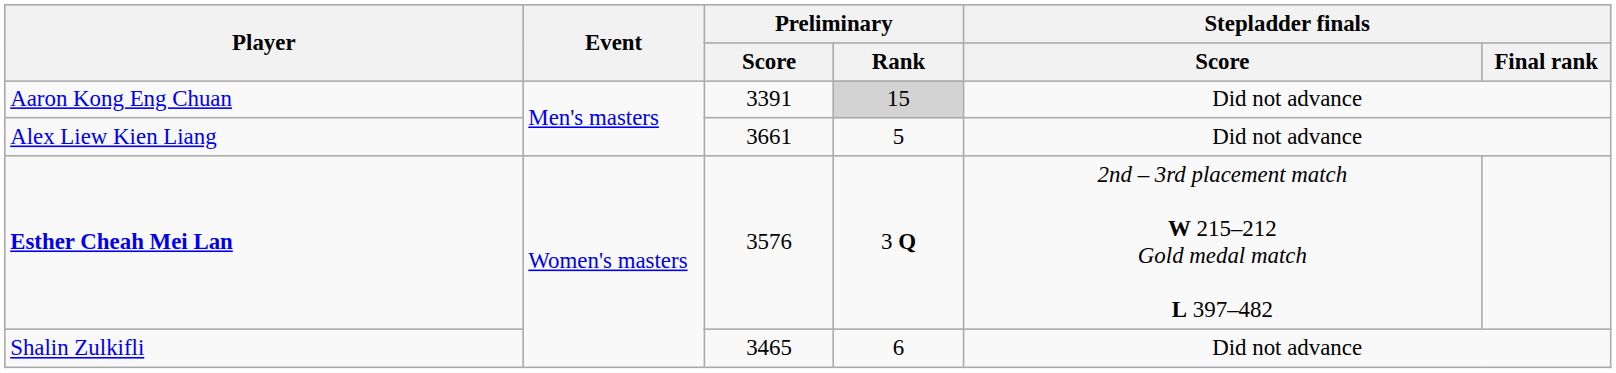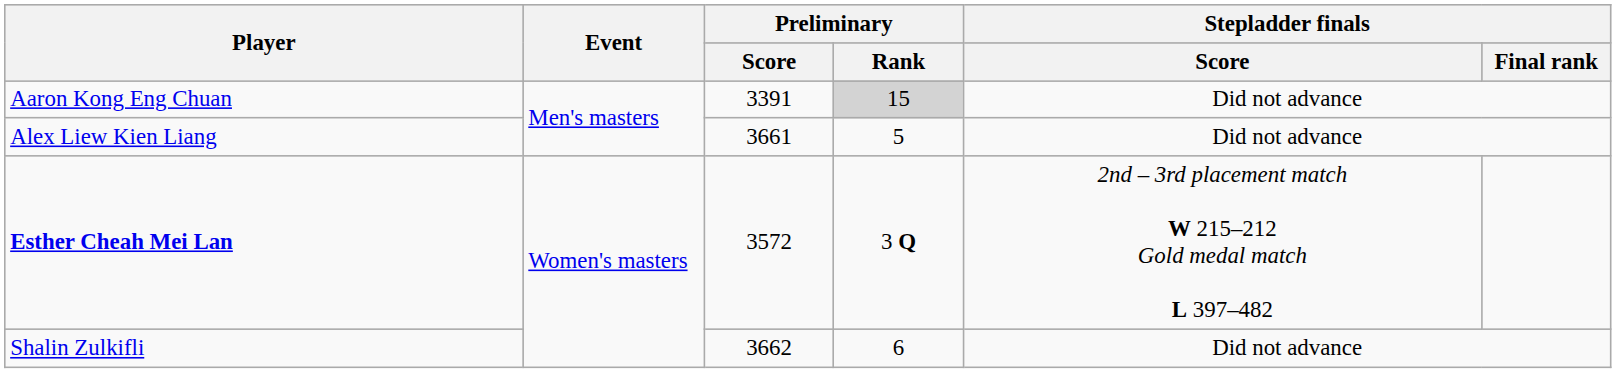(769, 242) 3576 -> (769, 242) 3572
(769, 347) 3465 -> (769, 347) 3662
